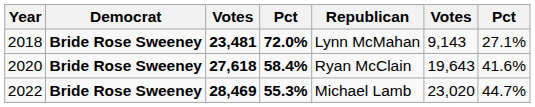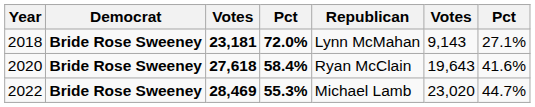(233, 41) 23,481 -> (233, 41) 23,181
